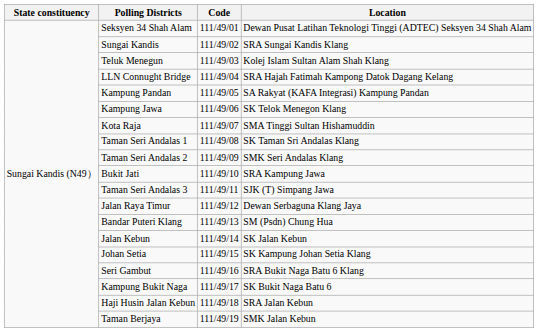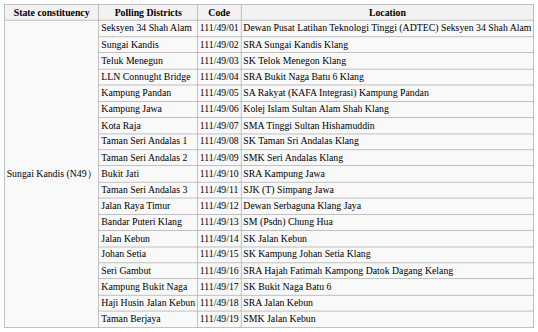(316, 60) Kolej Islam Sultan Alam Shah Klang -> (295, 60) SK Telok Menegon Klang
(348, 76) SRA Hajah Fatimah Kampong Datok Dagang Kelang -> (304, 76) SRA Bukit Naga Batu 6 Klang
(295, 109) SK Telok Menegon Klang -> (316, 109) Kolej Islam Sultan Alam Shah Klang
(304, 270) SRA Bukit Naga Batu 6 Klang -> (348, 270) SRA Hajah Fatimah Kampong Datok Dagang Kelang
